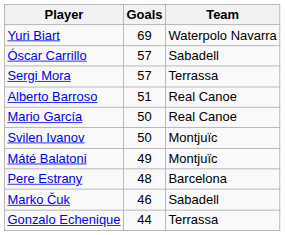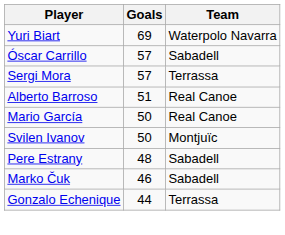- row: (47, 158)
(198, 179) Barcelona -> (194, 158) Sabadell
